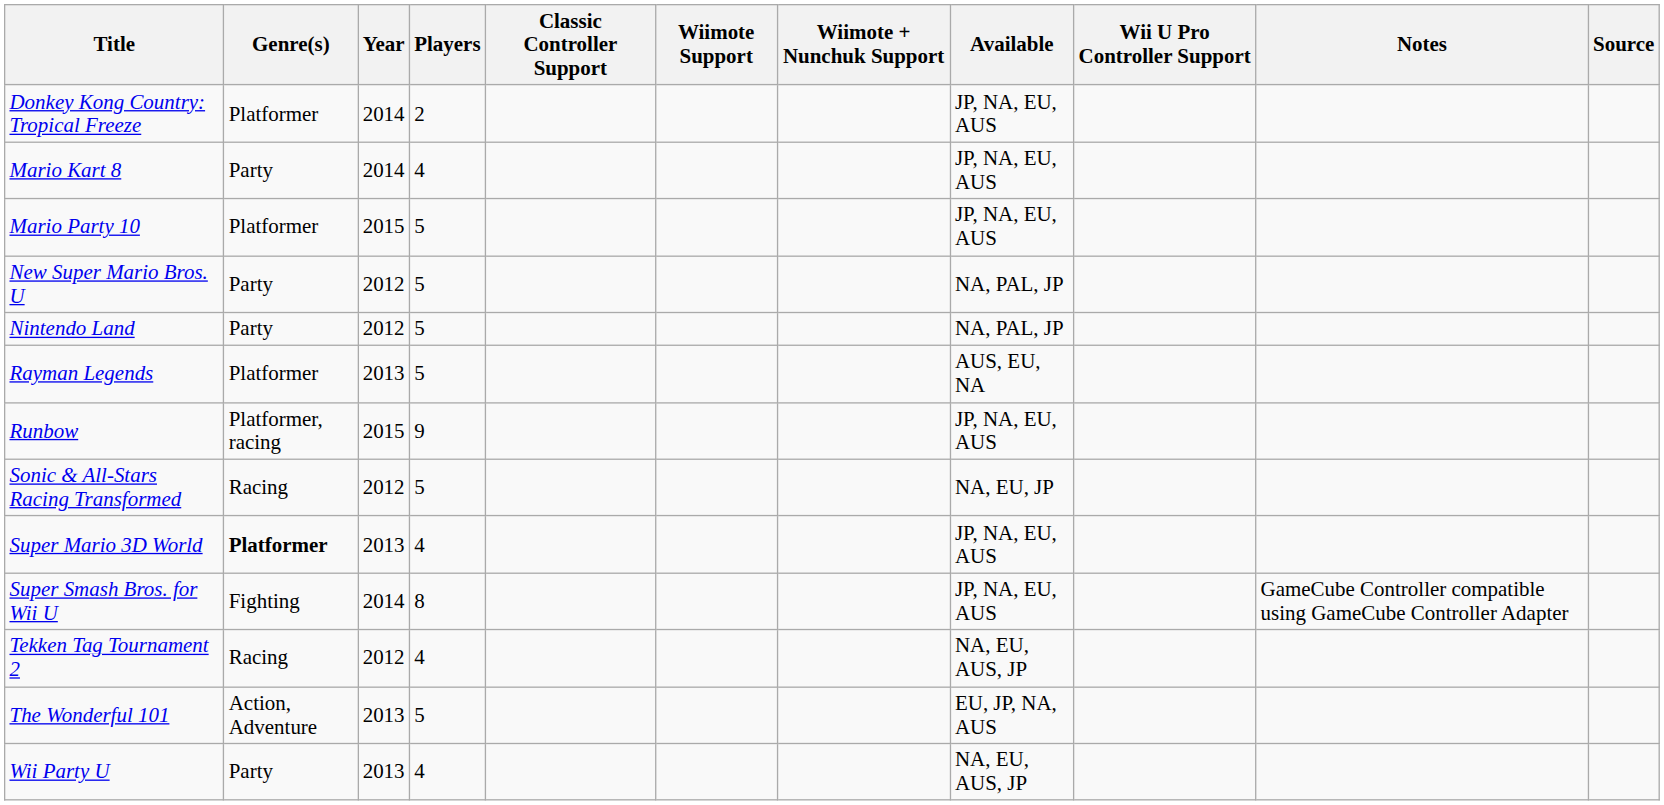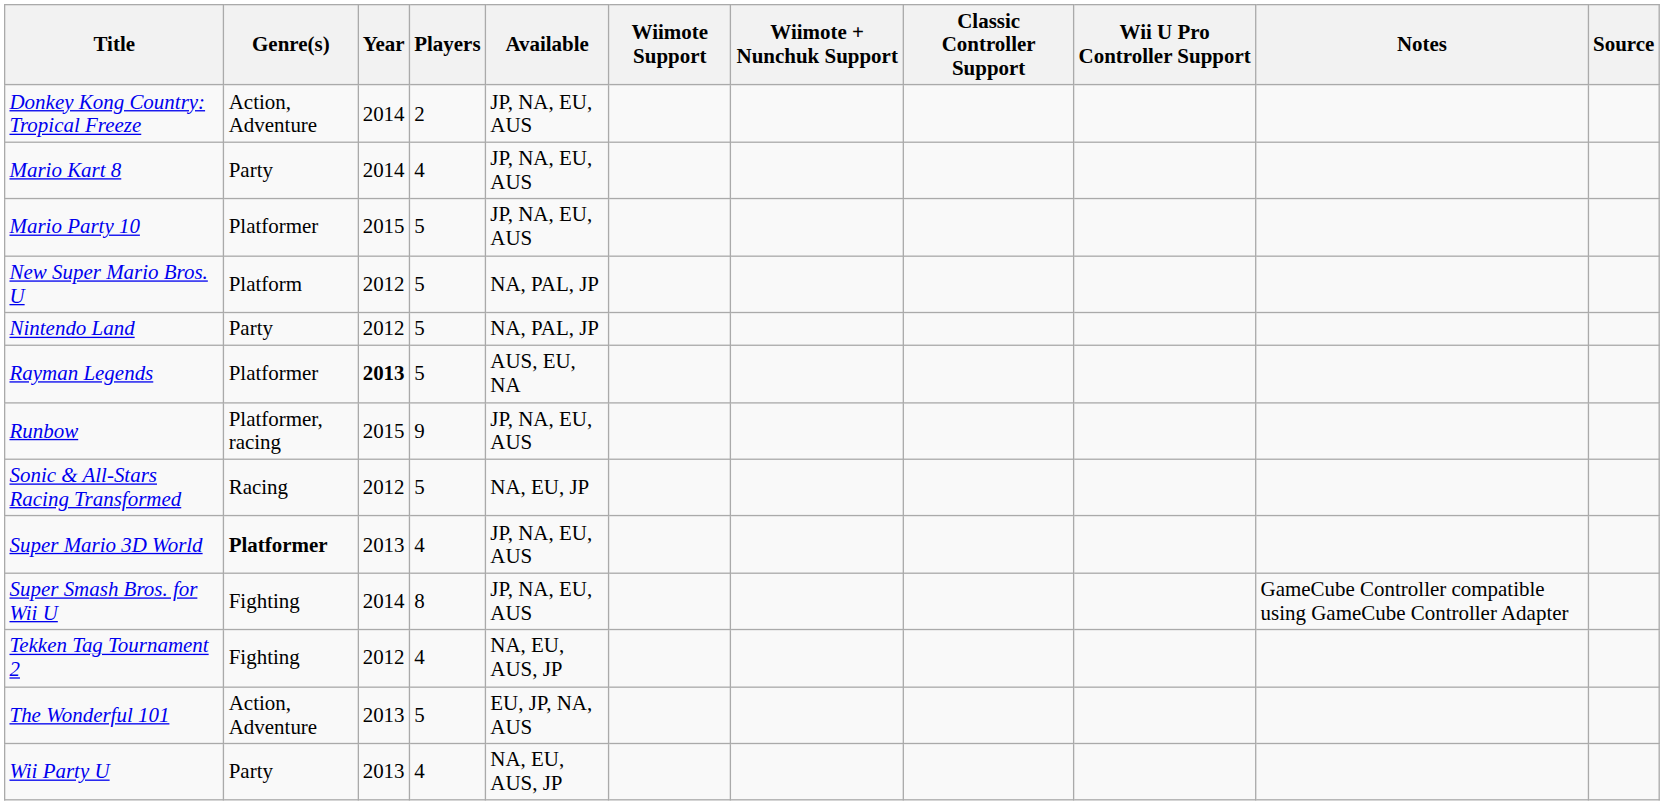columns swapped: (1012, 44) <-> (570, 44)
(274, 113) Platformer -> (273, 113) Action, Adventure
(251, 283) Party -> (265, 283) Platform
(384, 373) normal -> (384, 373) bold
(258, 657) Racing -> (264, 657) Fighting
